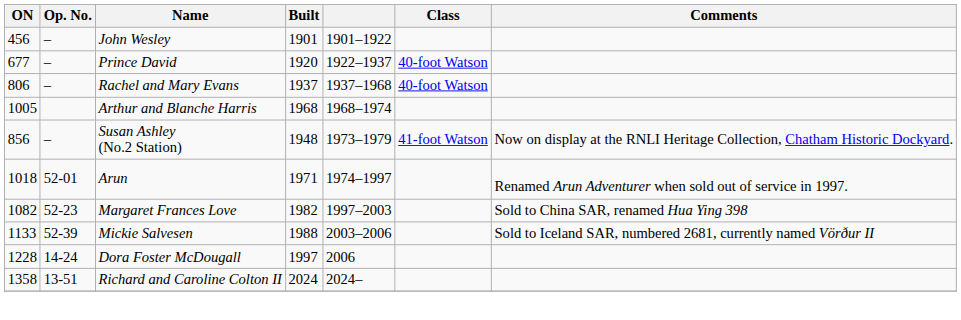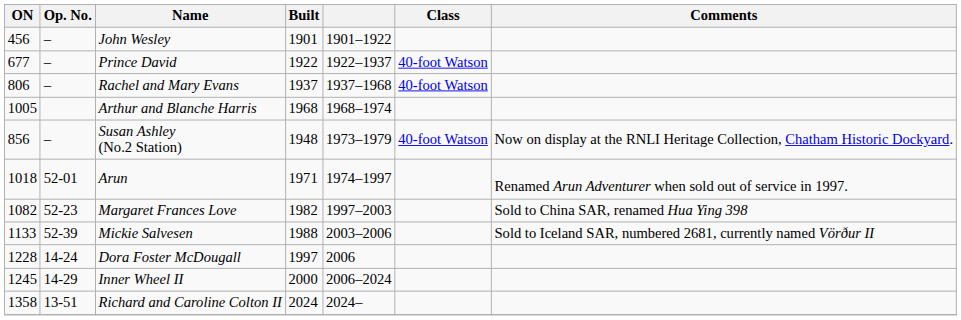(303, 62) 1920 -> (303, 62) 1922
(443, 139) 41-foot Watson -> (443, 139) 40-foot Watson
+ row: (141, 279)
